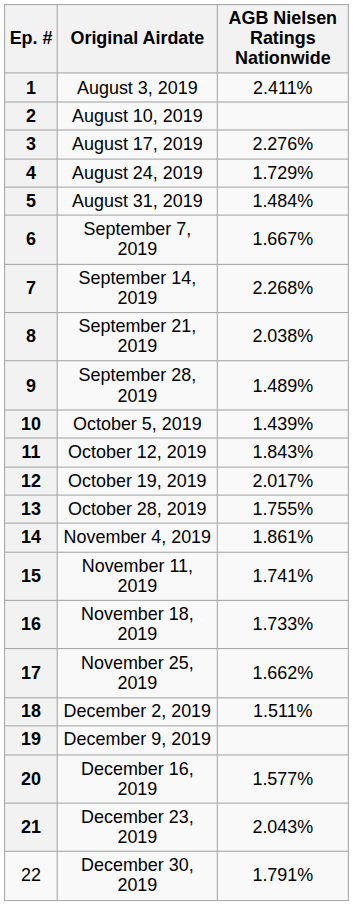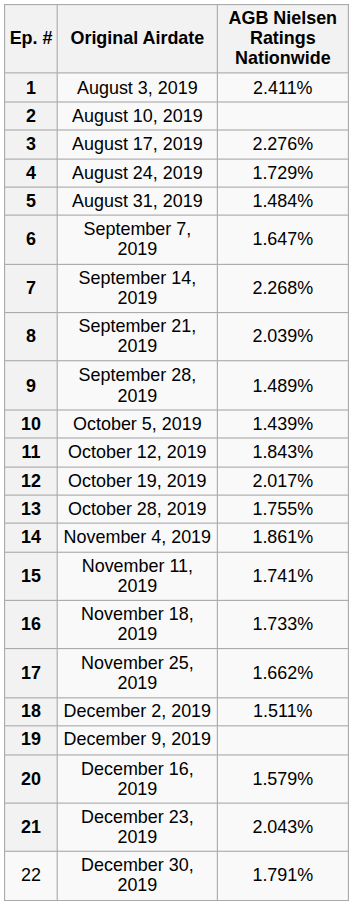(283, 239) 1.667% -> (283, 239) 1.647%
(283, 336) 2.038% -> (283, 336) 2.039%
(283, 778) 1.577% -> (283, 778) 1.579%
